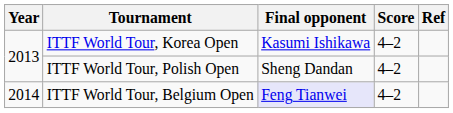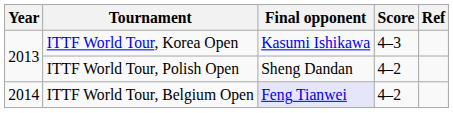(389, 43) 4–2 -> (389, 43) 4–3
